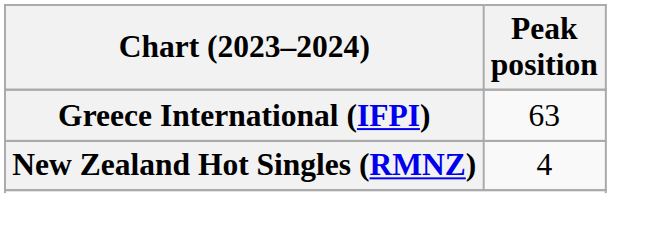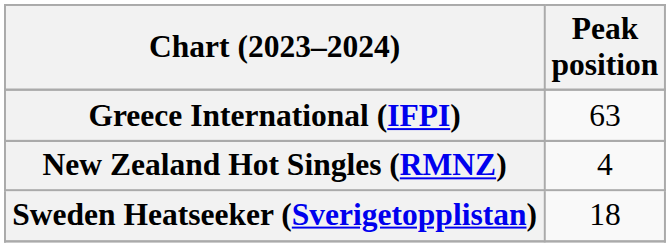+ row: (275, 214)
